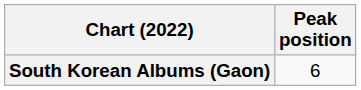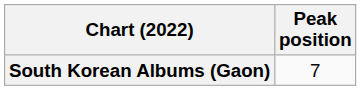(315, 70) 6 -> (315, 70) 7
